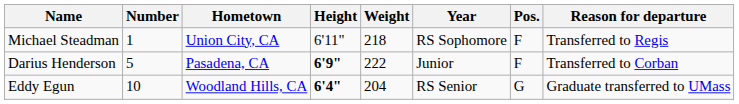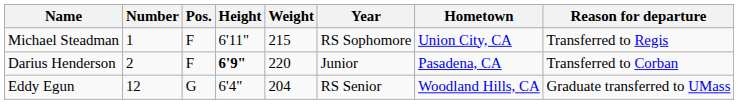columns swapped: (527, 16) <-> (246, 16)
(375, 39) 218 -> (280, 39) 215
(130, 63) 5 -> (130, 63) 2
(375, 63) 222 -> (280, 63) 220
(133, 87) 10 -> (133, 87) 12
(328, 87) bold -> (230, 87) normal
